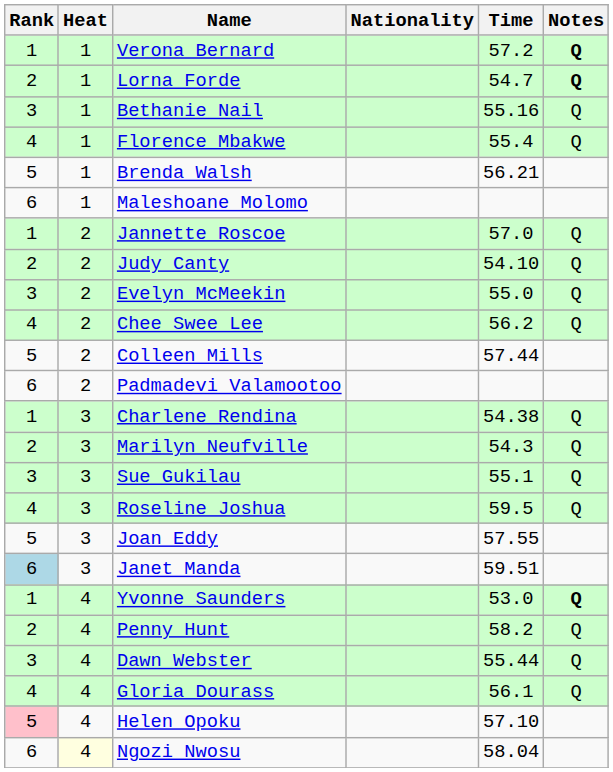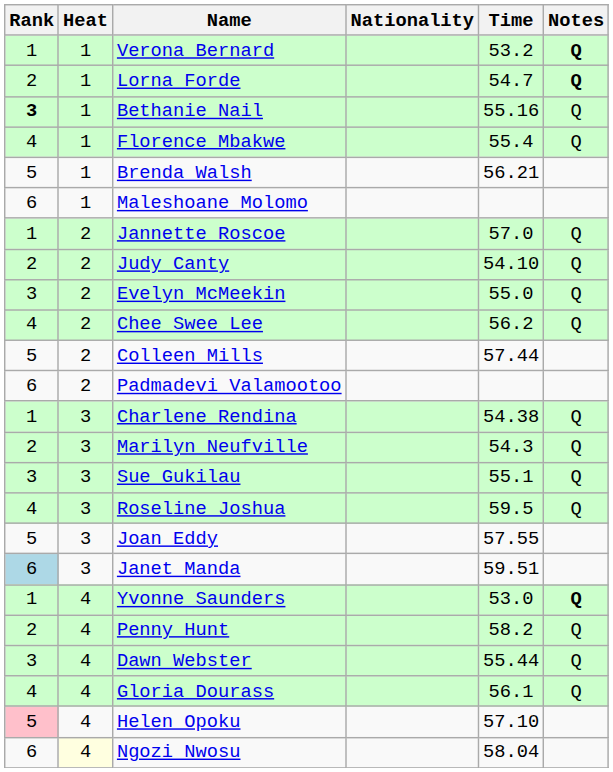(511, 50) 57.2 -> (511, 50) 53.2
(32, 112) normal -> (32, 112) bold
